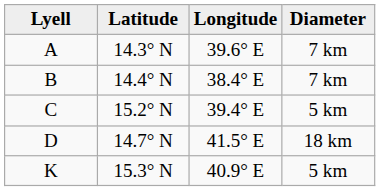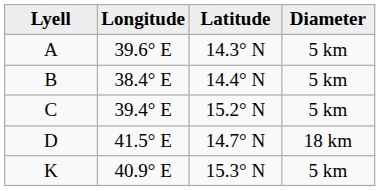columns swapped: (143, 19) <-> (236, 19)
(328, 49) 7 km -> (328, 49) 5 km
(328, 79) 7 km -> (328, 79) 5 km
